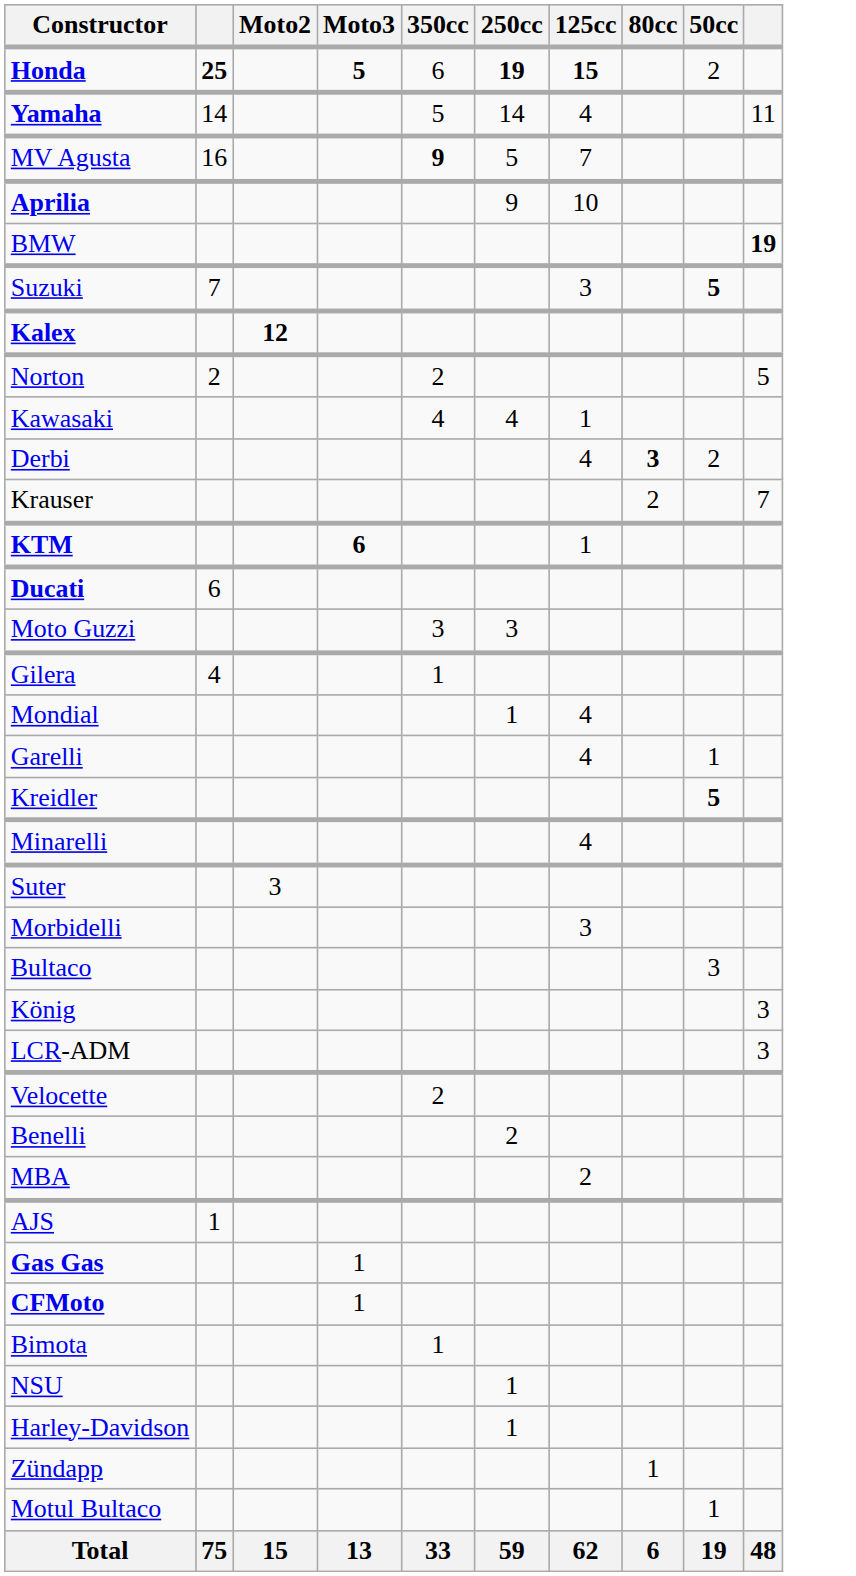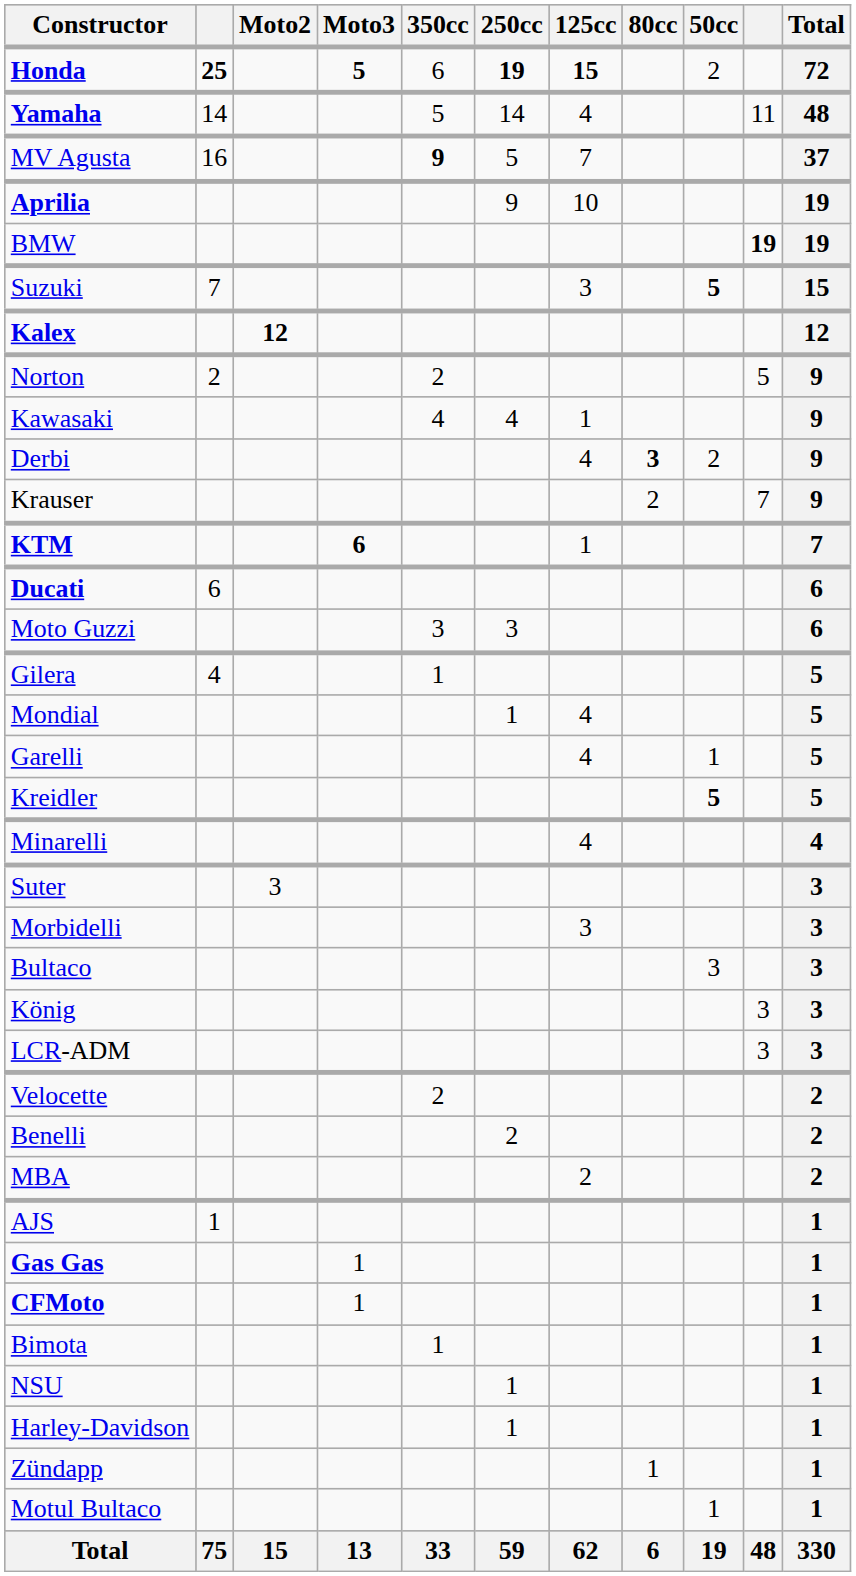+ column: (816, 25)
